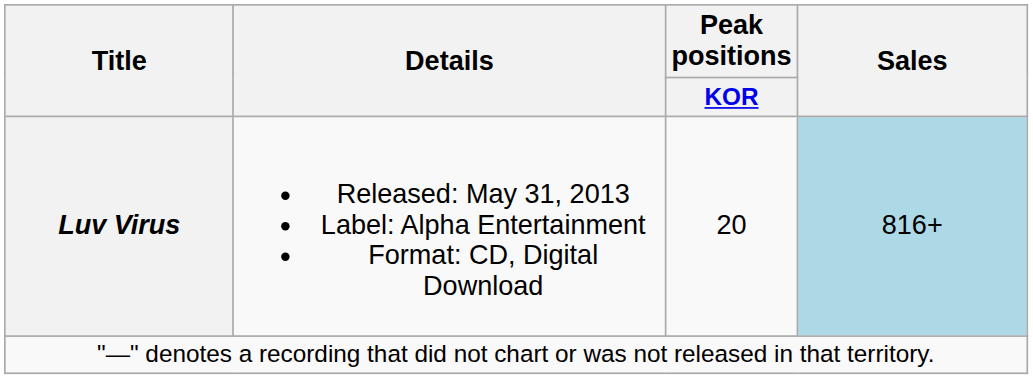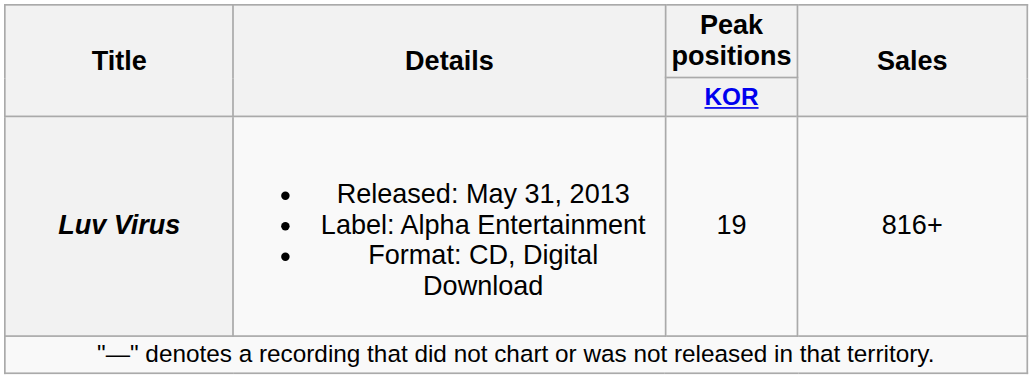(732, 225) 20 -> (732, 225) 19
(912, 225) lightblue background -> (912, 225) no background
